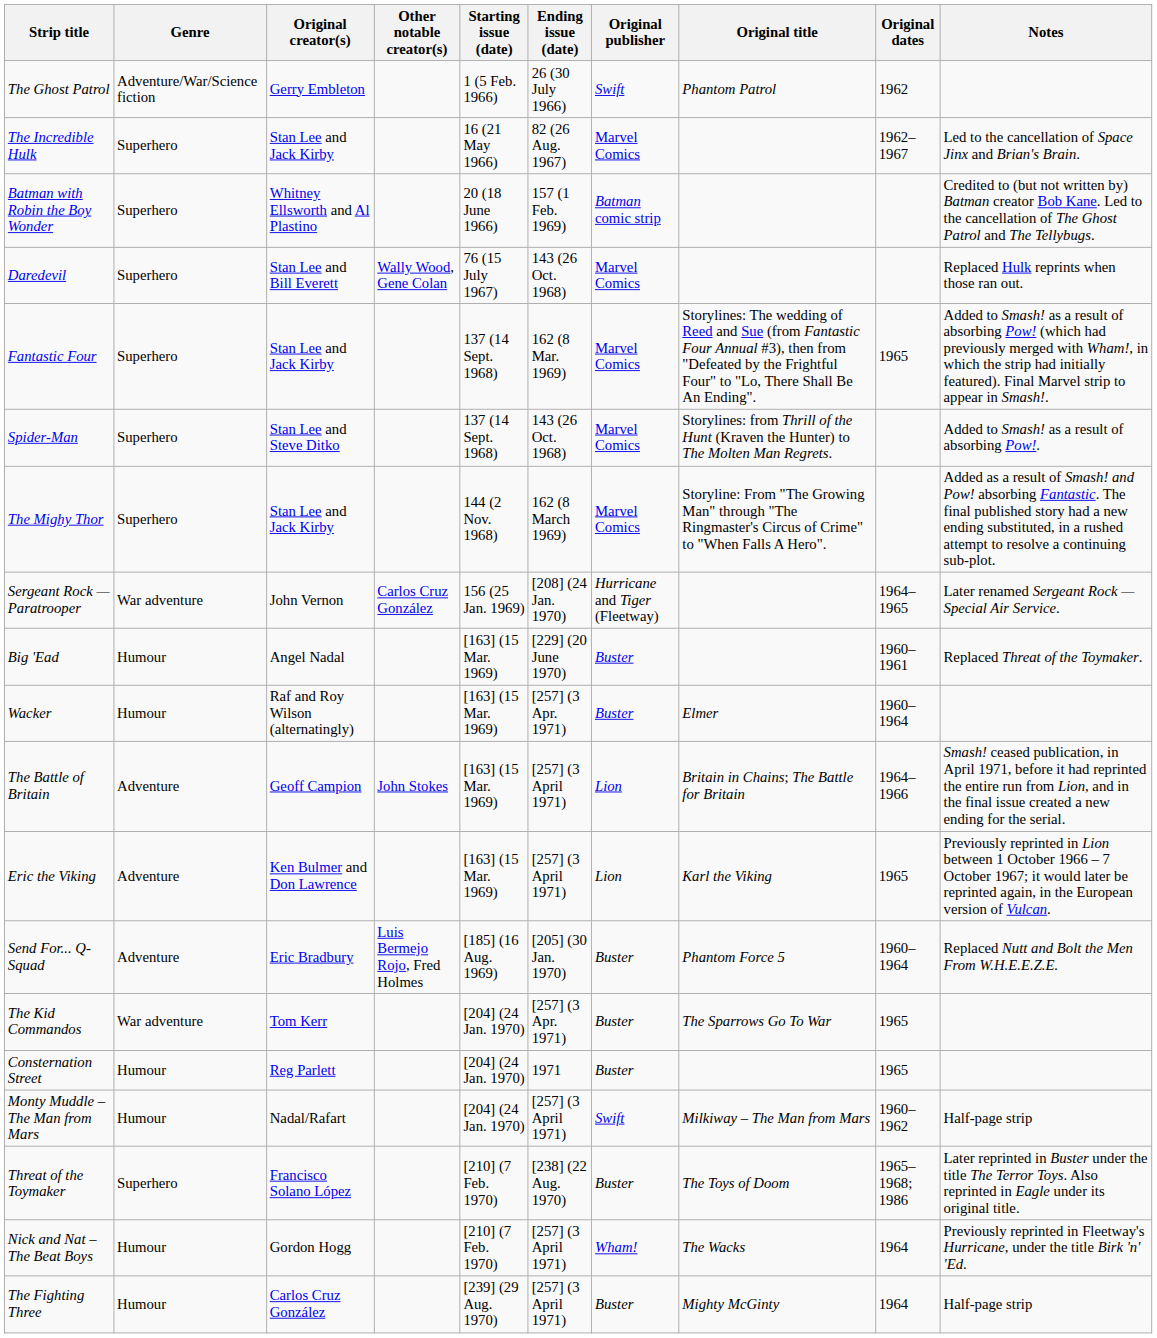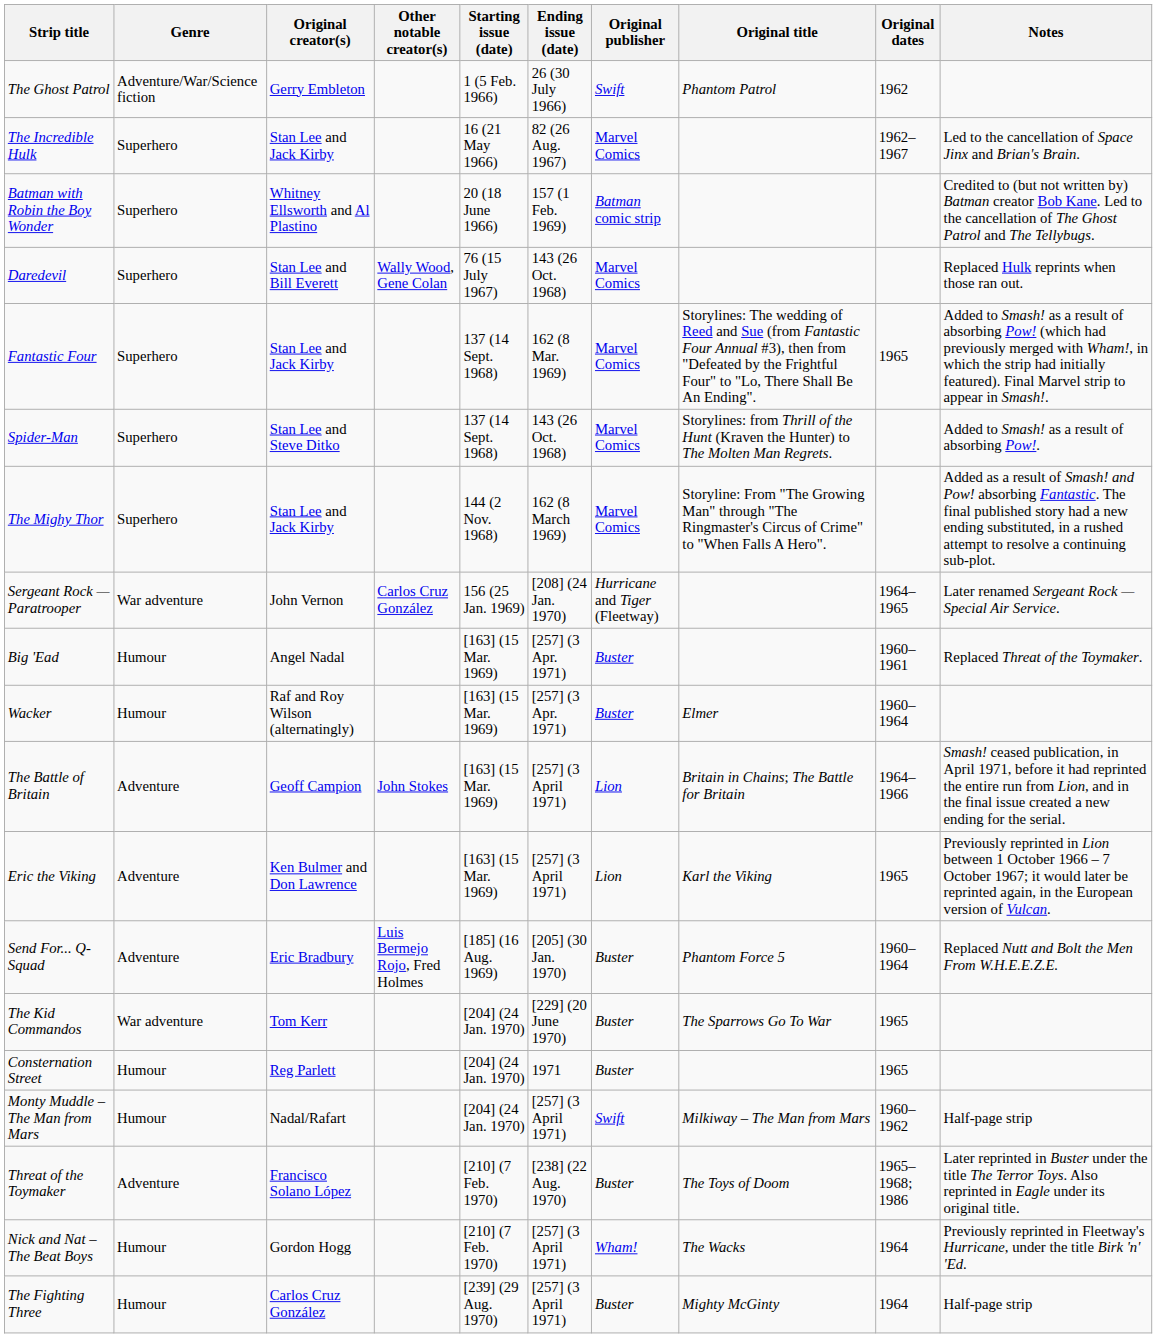(559, 656) [229] (20 June 1970) -> (556, 656) [257] (3 Apr. 1971)
(556, 1021) [257] (3 Apr. 1971) -> (559, 1021) [229] (20 June 1970)
(147, 1183) Superhero -> (148, 1183) Adventure
